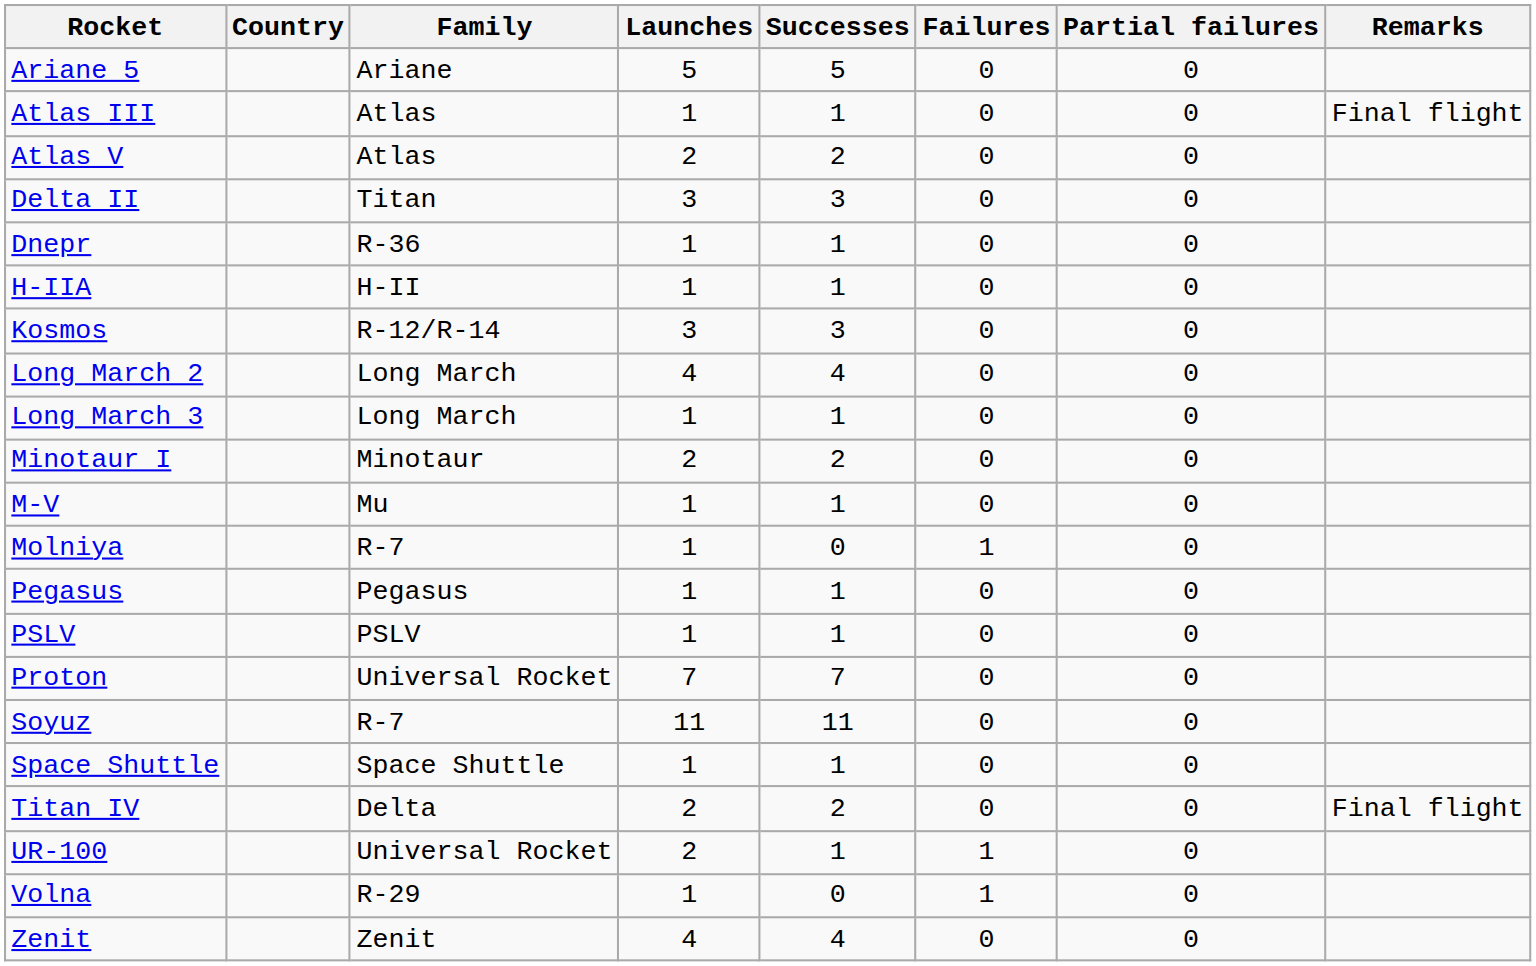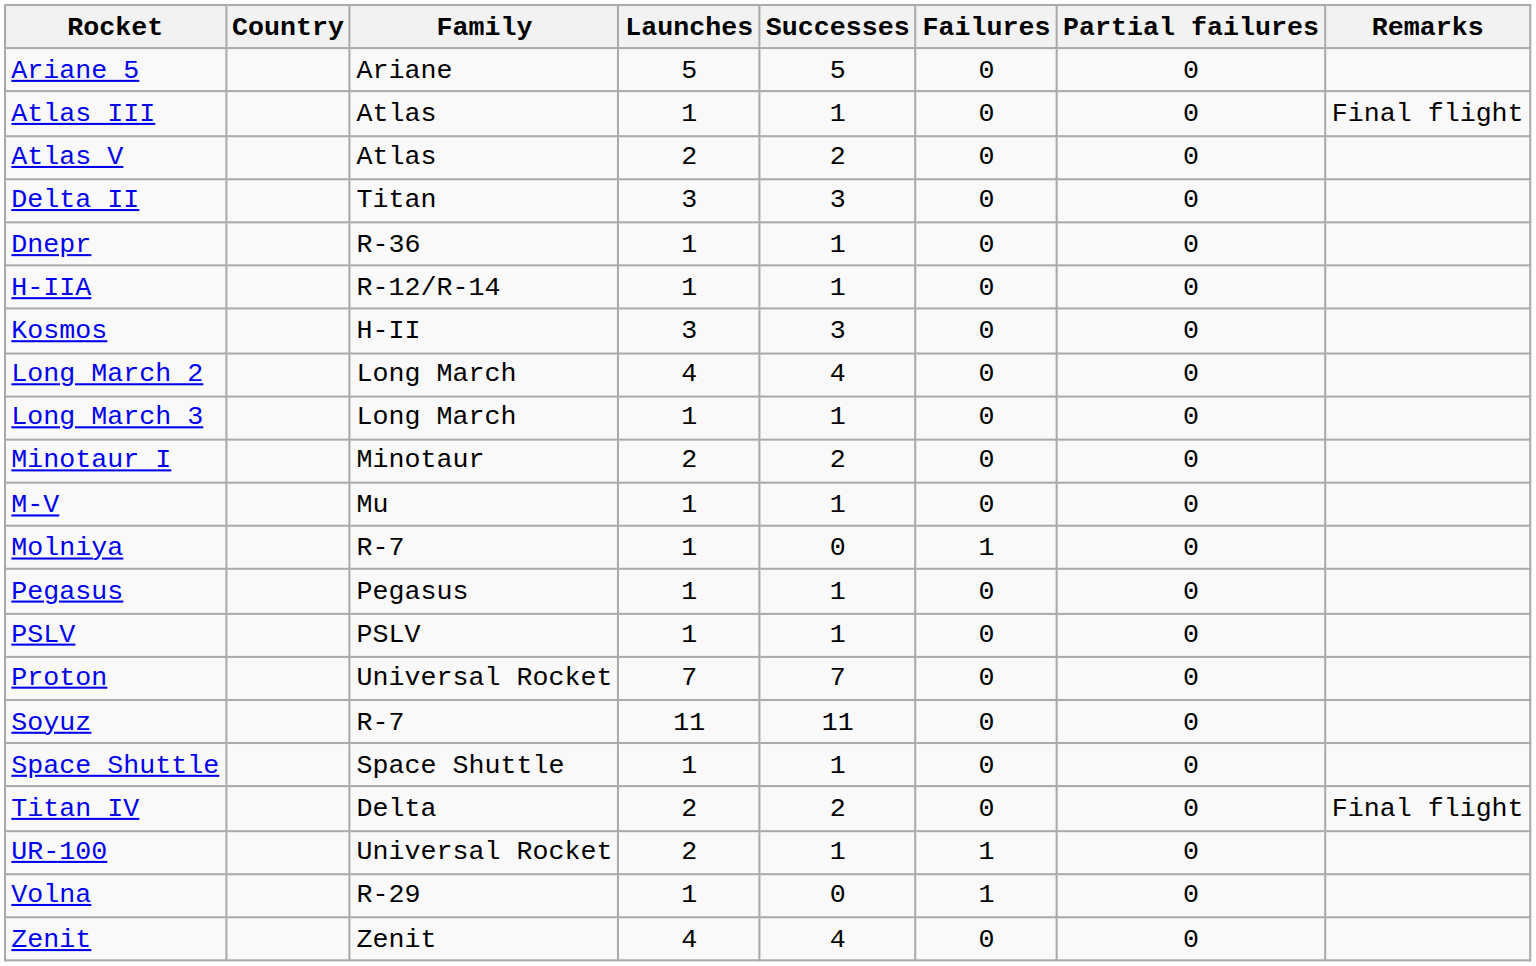(389, 287) H-II -> (429, 287) R-12/R-14
(429, 331) R-12/R-14 -> (389, 331) H-II
